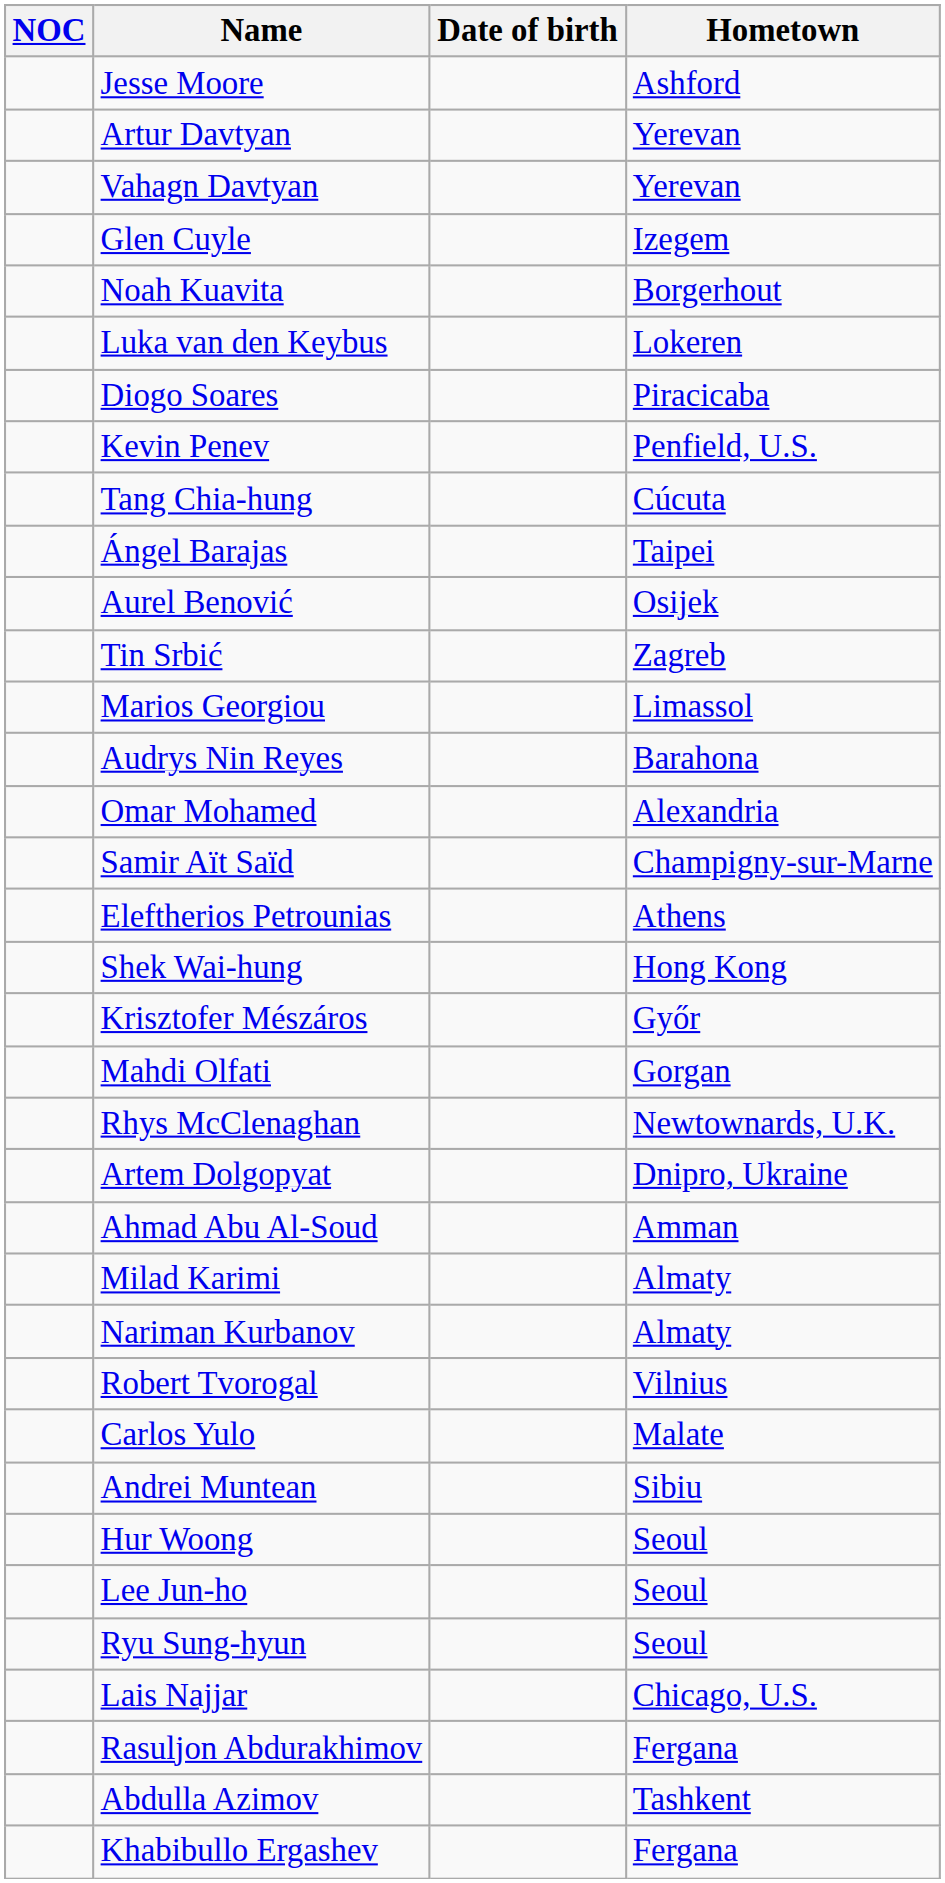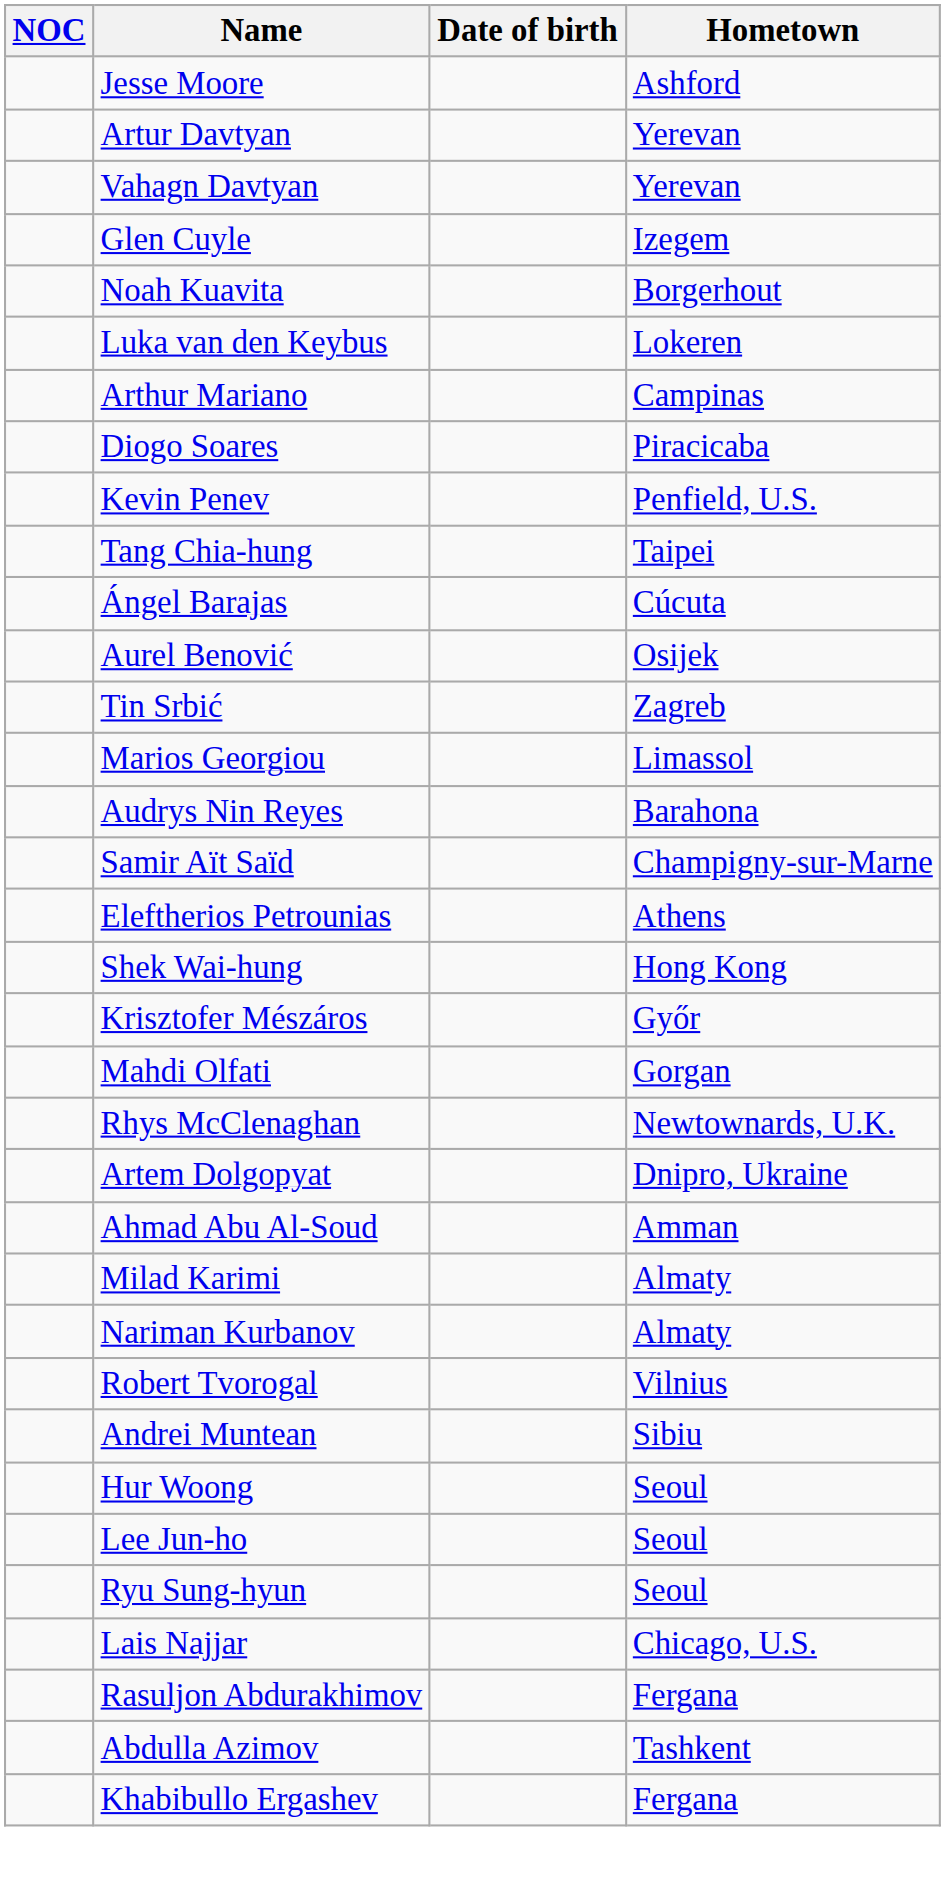+ row: (204, 394)
(679, 498) Cúcuta -> (674, 550) Taipei
(674, 550) Taipei -> (679, 602) Cúcuta
- row: (209, 810)
- row: (178, 1435)
